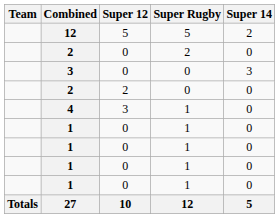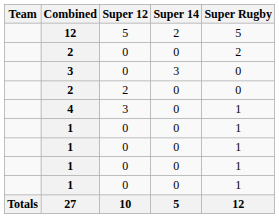columns swapped: (249, 14) <-> (187, 14)
